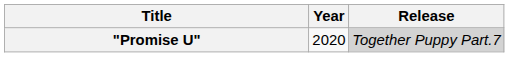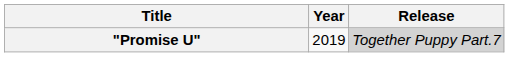(329, 39) 2020 -> (329, 39) 2019
